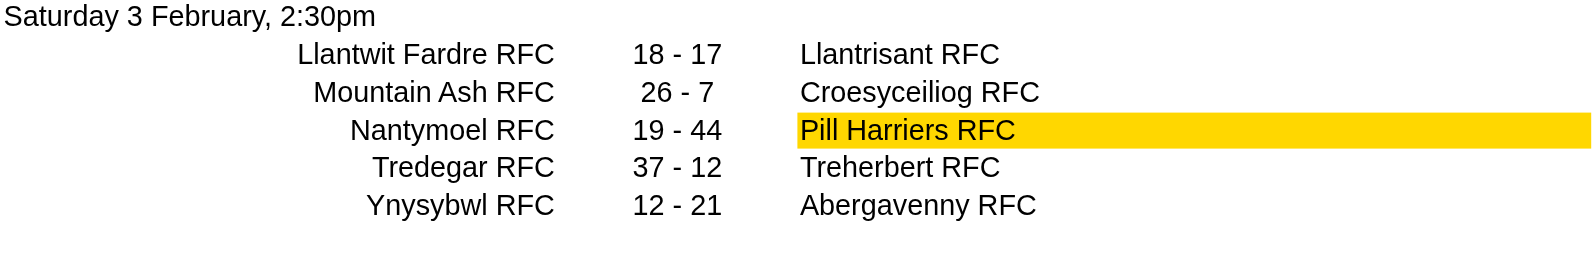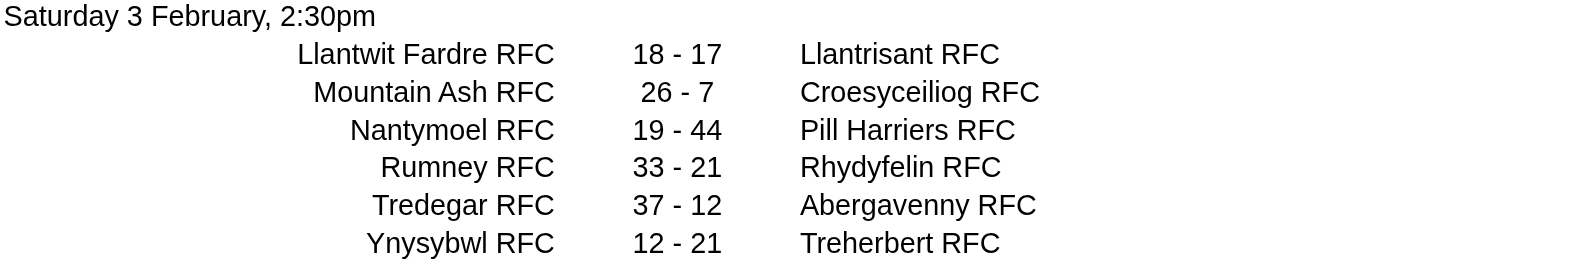(908, 130) gold background -> (908, 130) no background
+ row: (468, 167)
(900, 167) Treherbert RFC -> (918, 205) Abergavenny RFC
(918, 205) Abergavenny RFC -> (900, 243) Treherbert RFC
